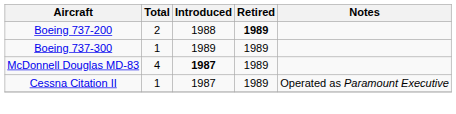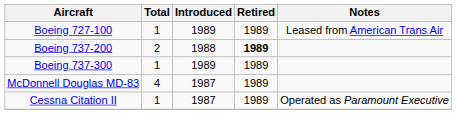+ row: (73, 30)
(203, 65) bold -> (203, 83) normal
